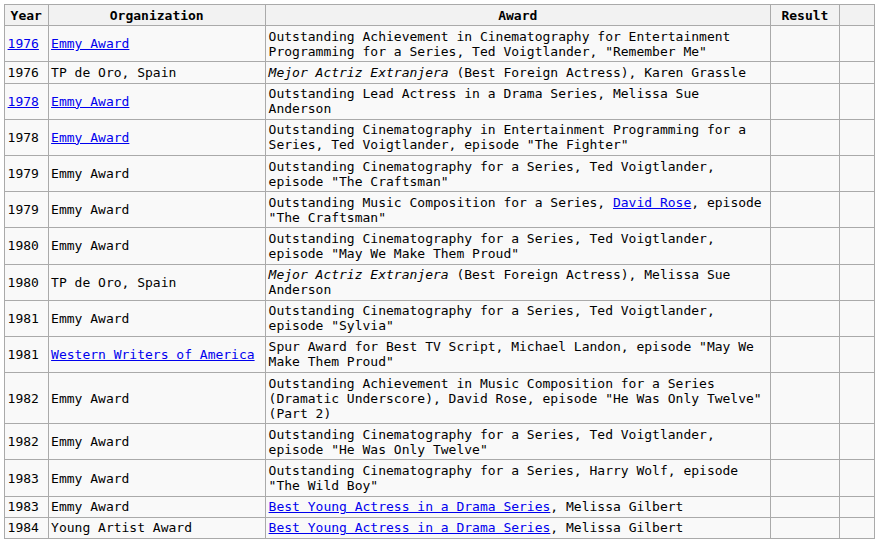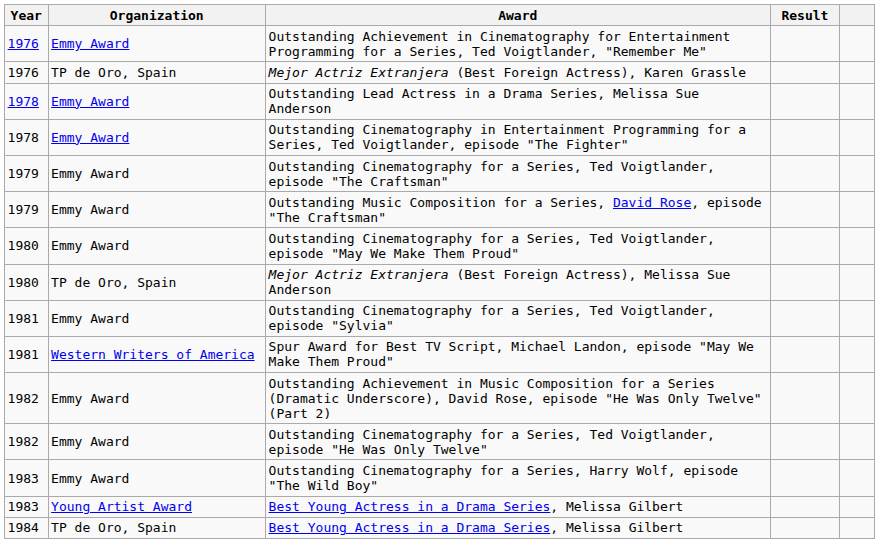(90, 507) Emmy Award -> (122, 507) Young Artist Award
(122, 528) Young Artist Award -> (114, 528) TP de Oro, Spain
